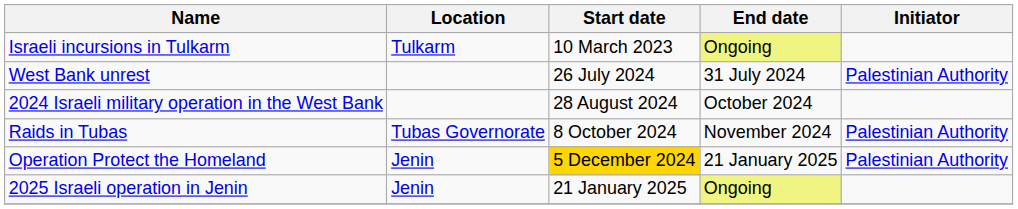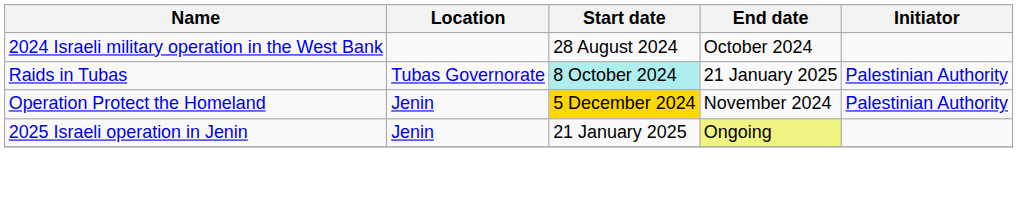- row: (119, 47)
- row: (79, 75)
(615, 132) no background -> (615, 75) paleturquoise background
(768, 132) November 2024 -> (771, 75) 21 January 2025
(771, 160) 21 January 2025 -> (768, 103) November 2024
